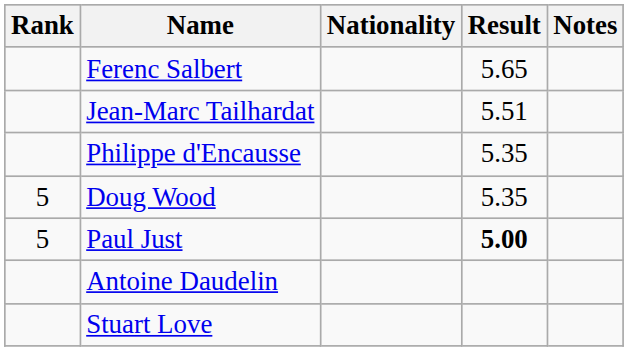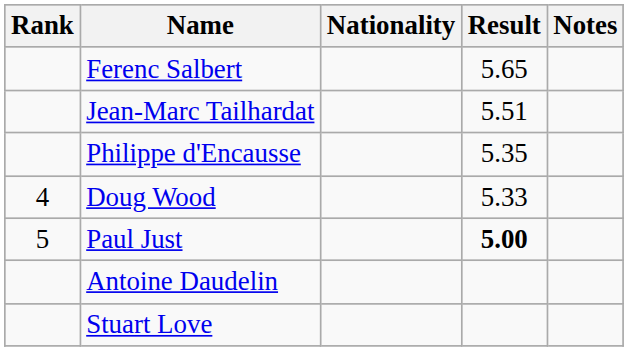(42, 196) 5 -> (42, 196) 4
(504, 196) 5.35 -> (504, 196) 5.33
